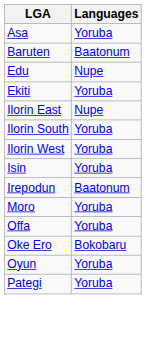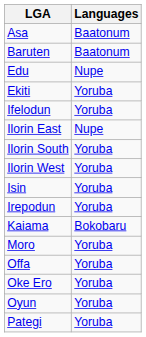(93, 33) Yoruba -> (102, 33) Baatonum
+ row: (29, 110)
(102, 187) Baatonum -> (93, 206) Yoruba
+ row: (28, 226)
(100, 245) Bokobaru -> (93, 284) Yoruba
